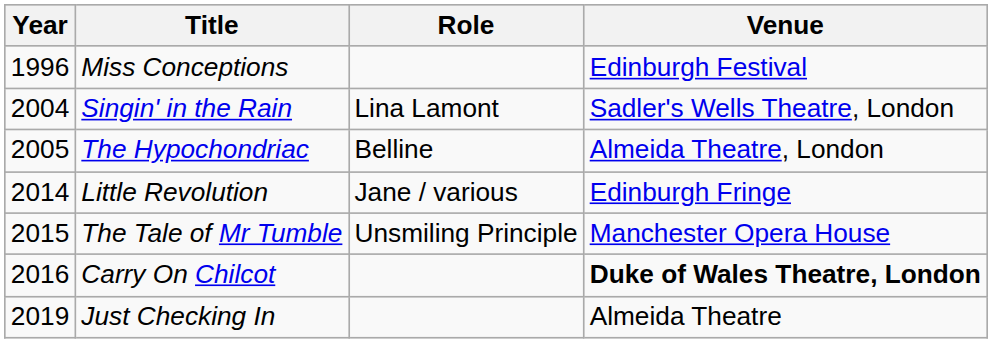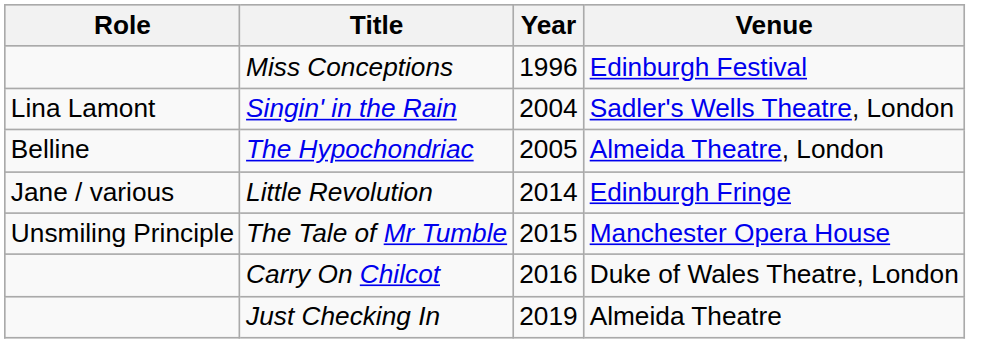columns swapped: (40, 25) <-> (466, 25)
(785, 274) bold -> (774, 274) normal
